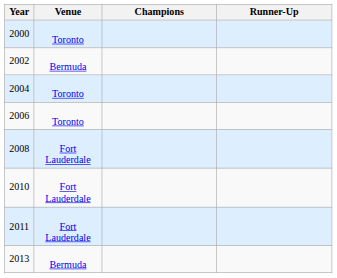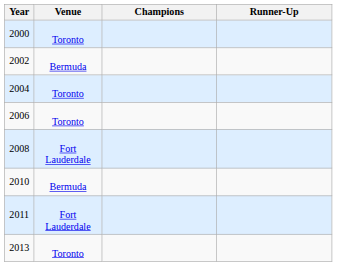(68, 193) Fort Lauderdale -> (68, 187) Bermuda
(68, 265) Bermuda -> (68, 253) Toronto
